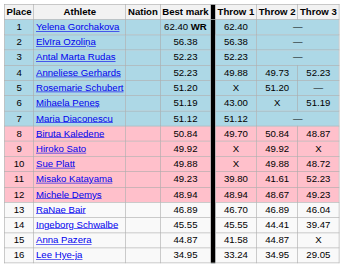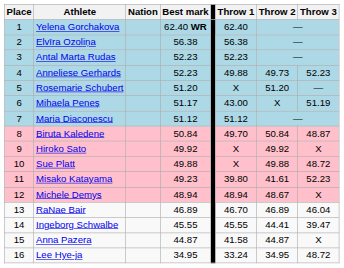(185, 103) 51.19 -> (185, 103) 51.17
(318, 194) 49.23 -> (318, 194) X
(318, 255) 29.05 -> (318, 255) 48.72
